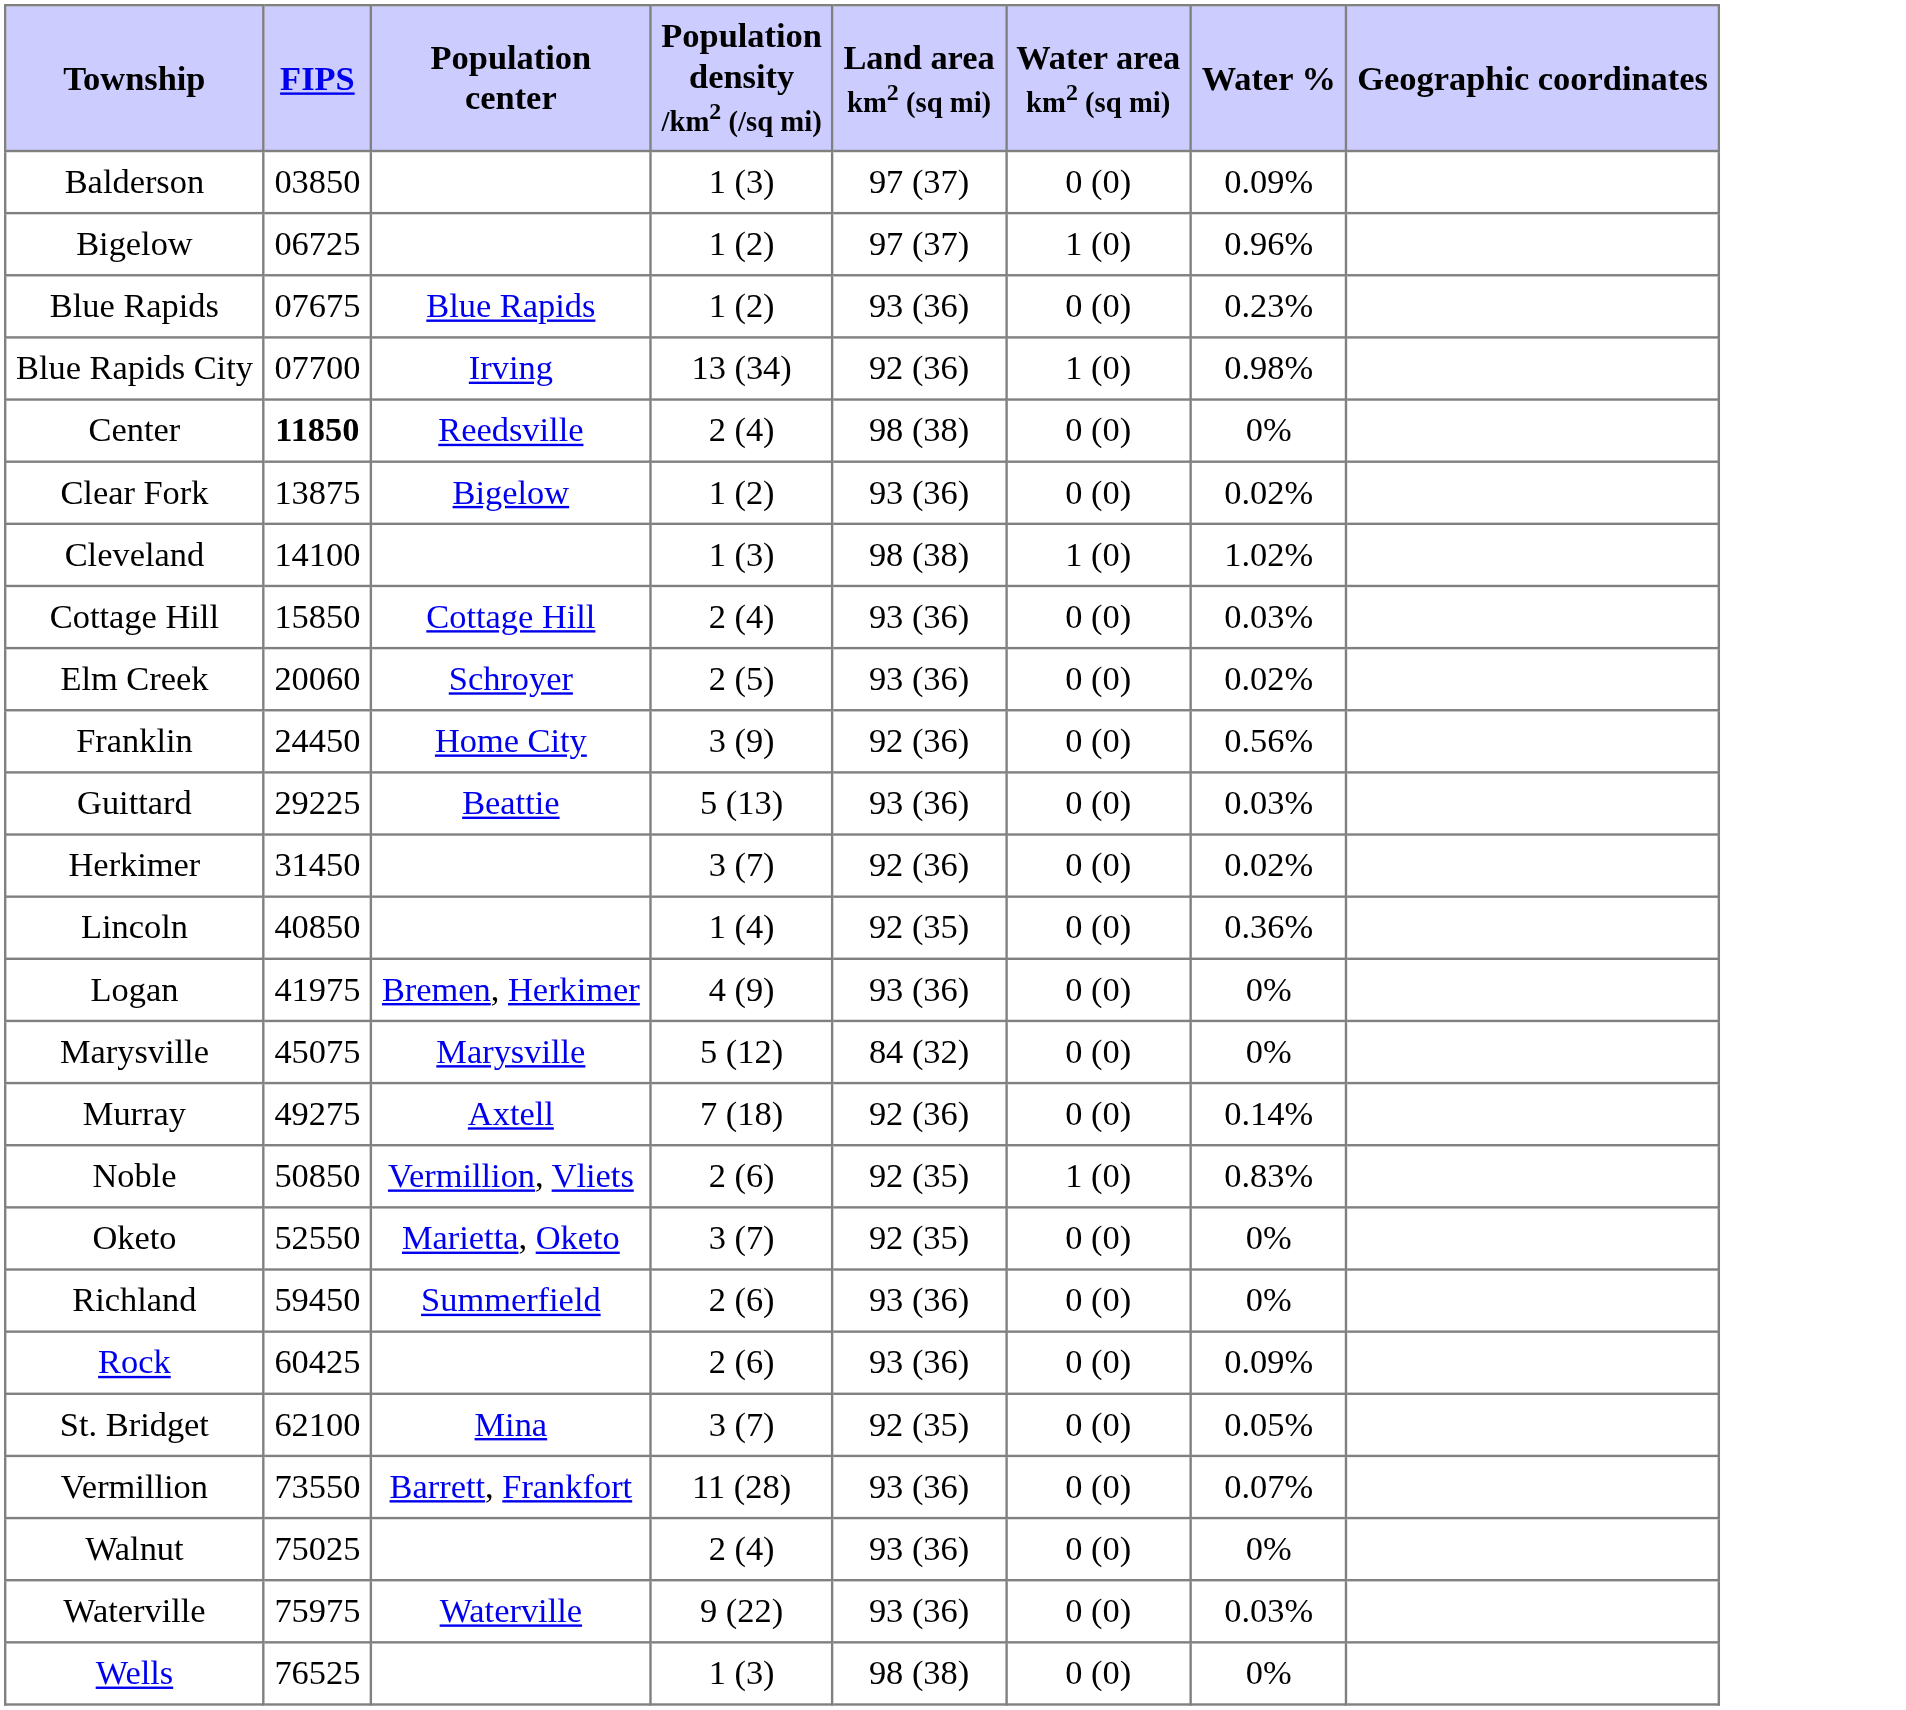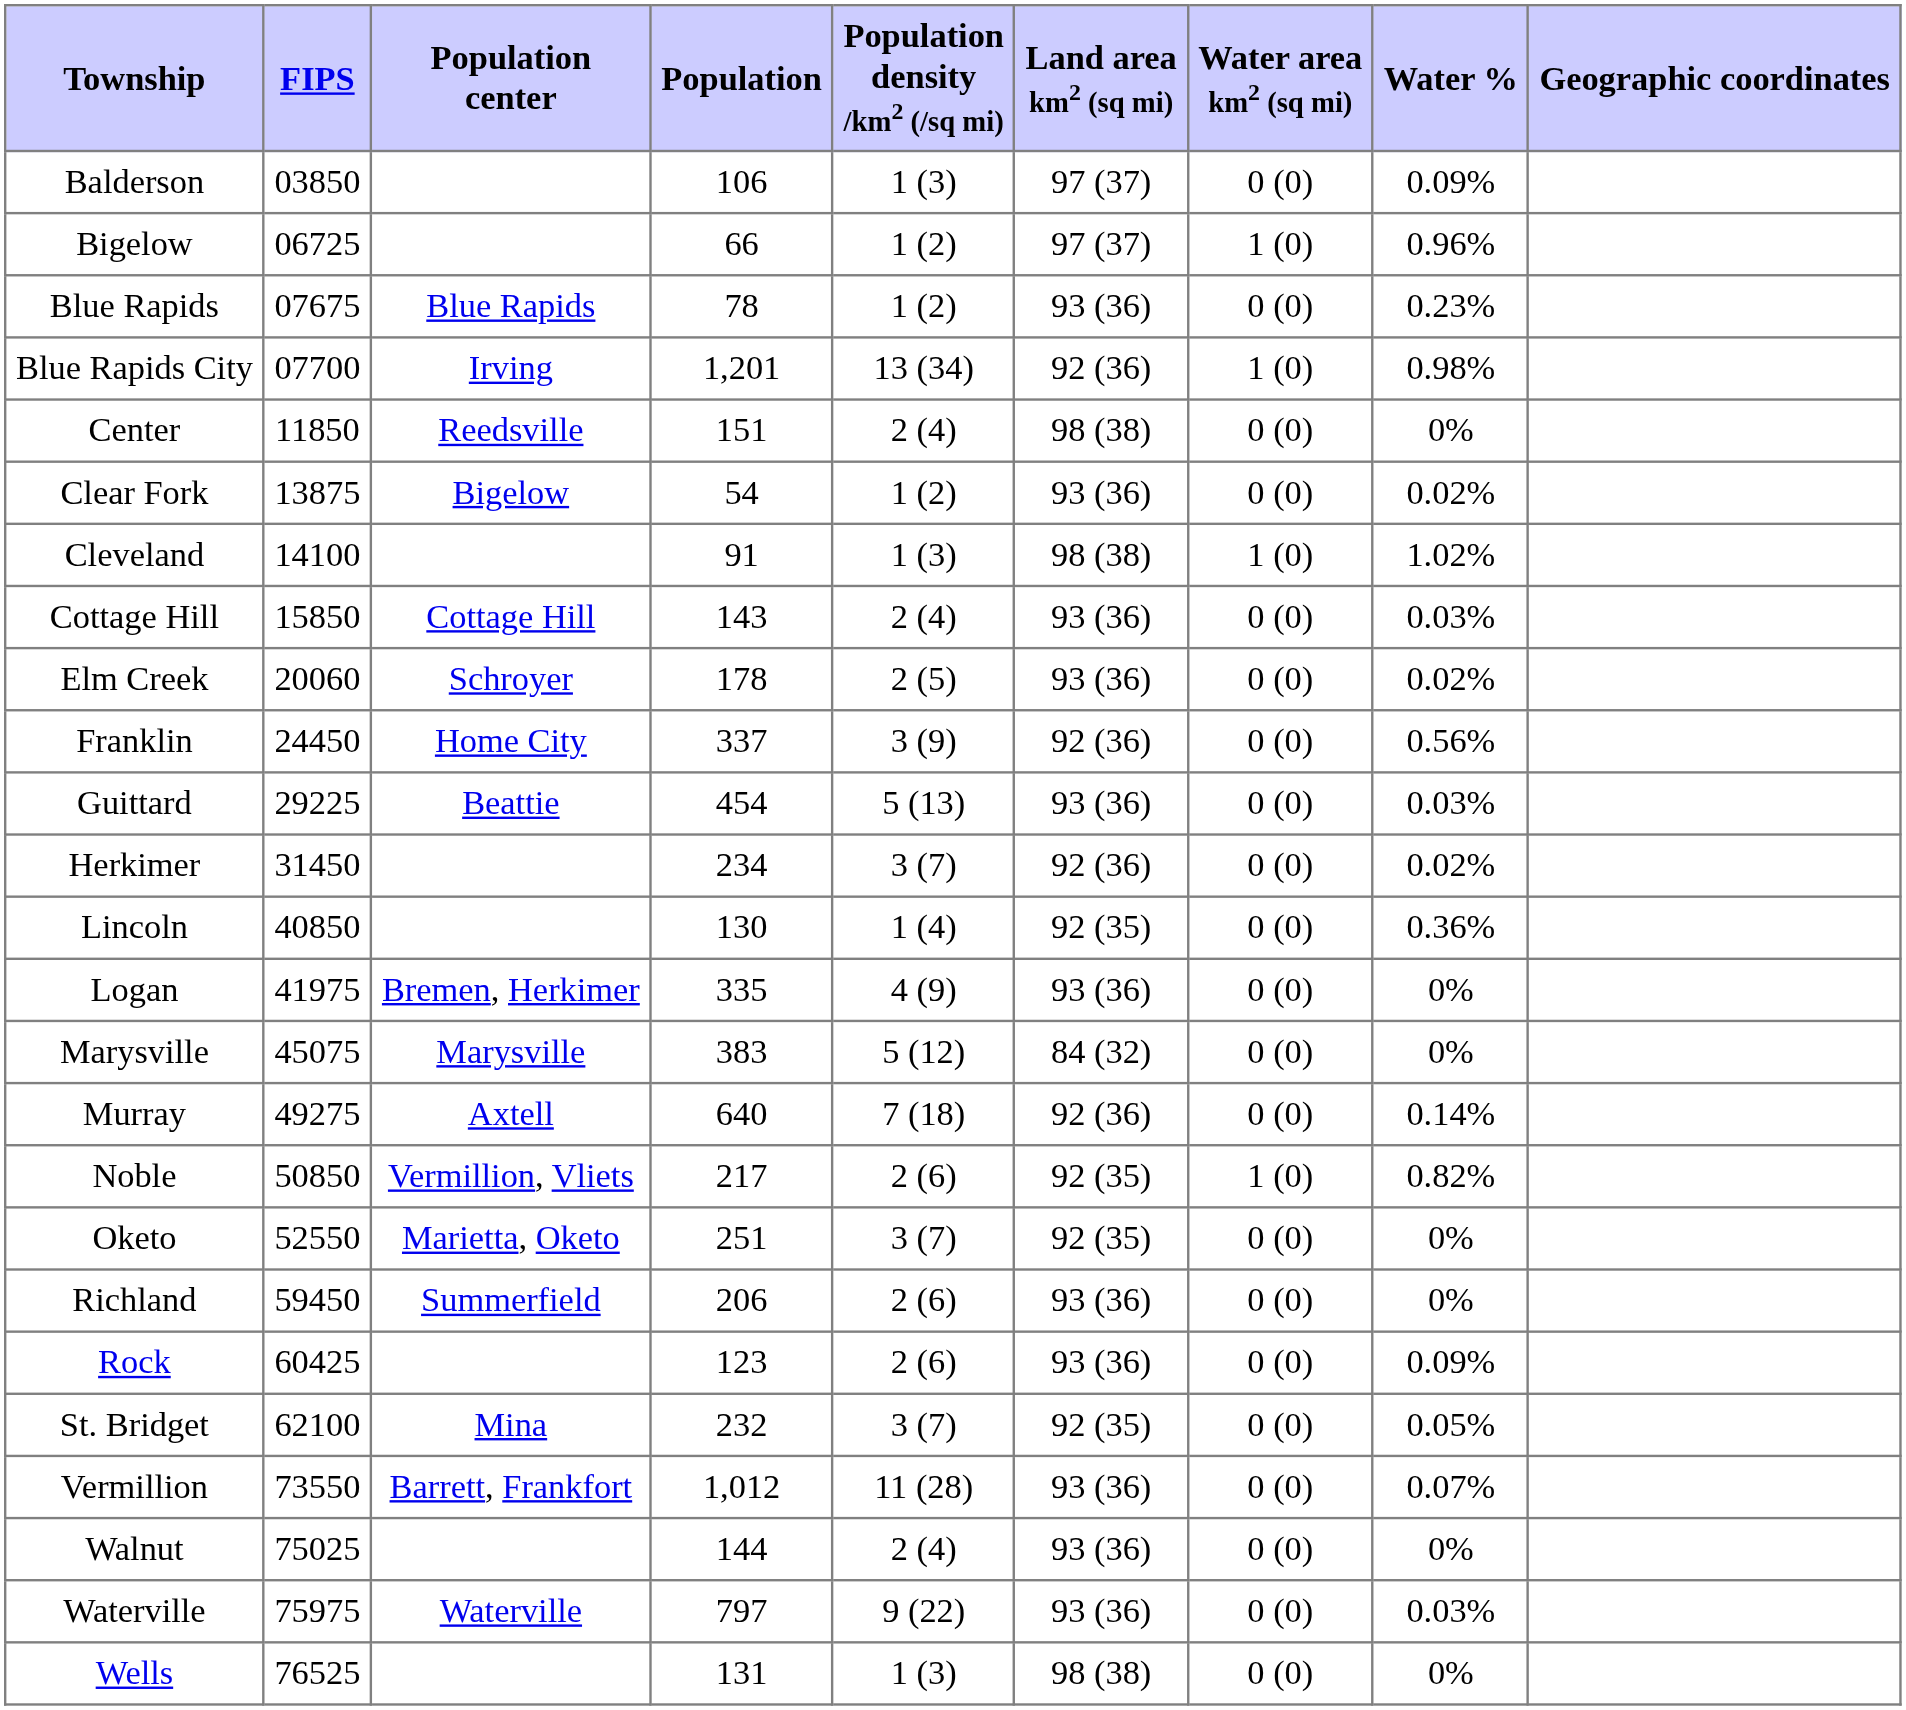+ column: (742, 77)
(317, 429) bold -> (317, 429) normal
(1269, 1175) 0.83% -> (1451, 1175) 0.82%
